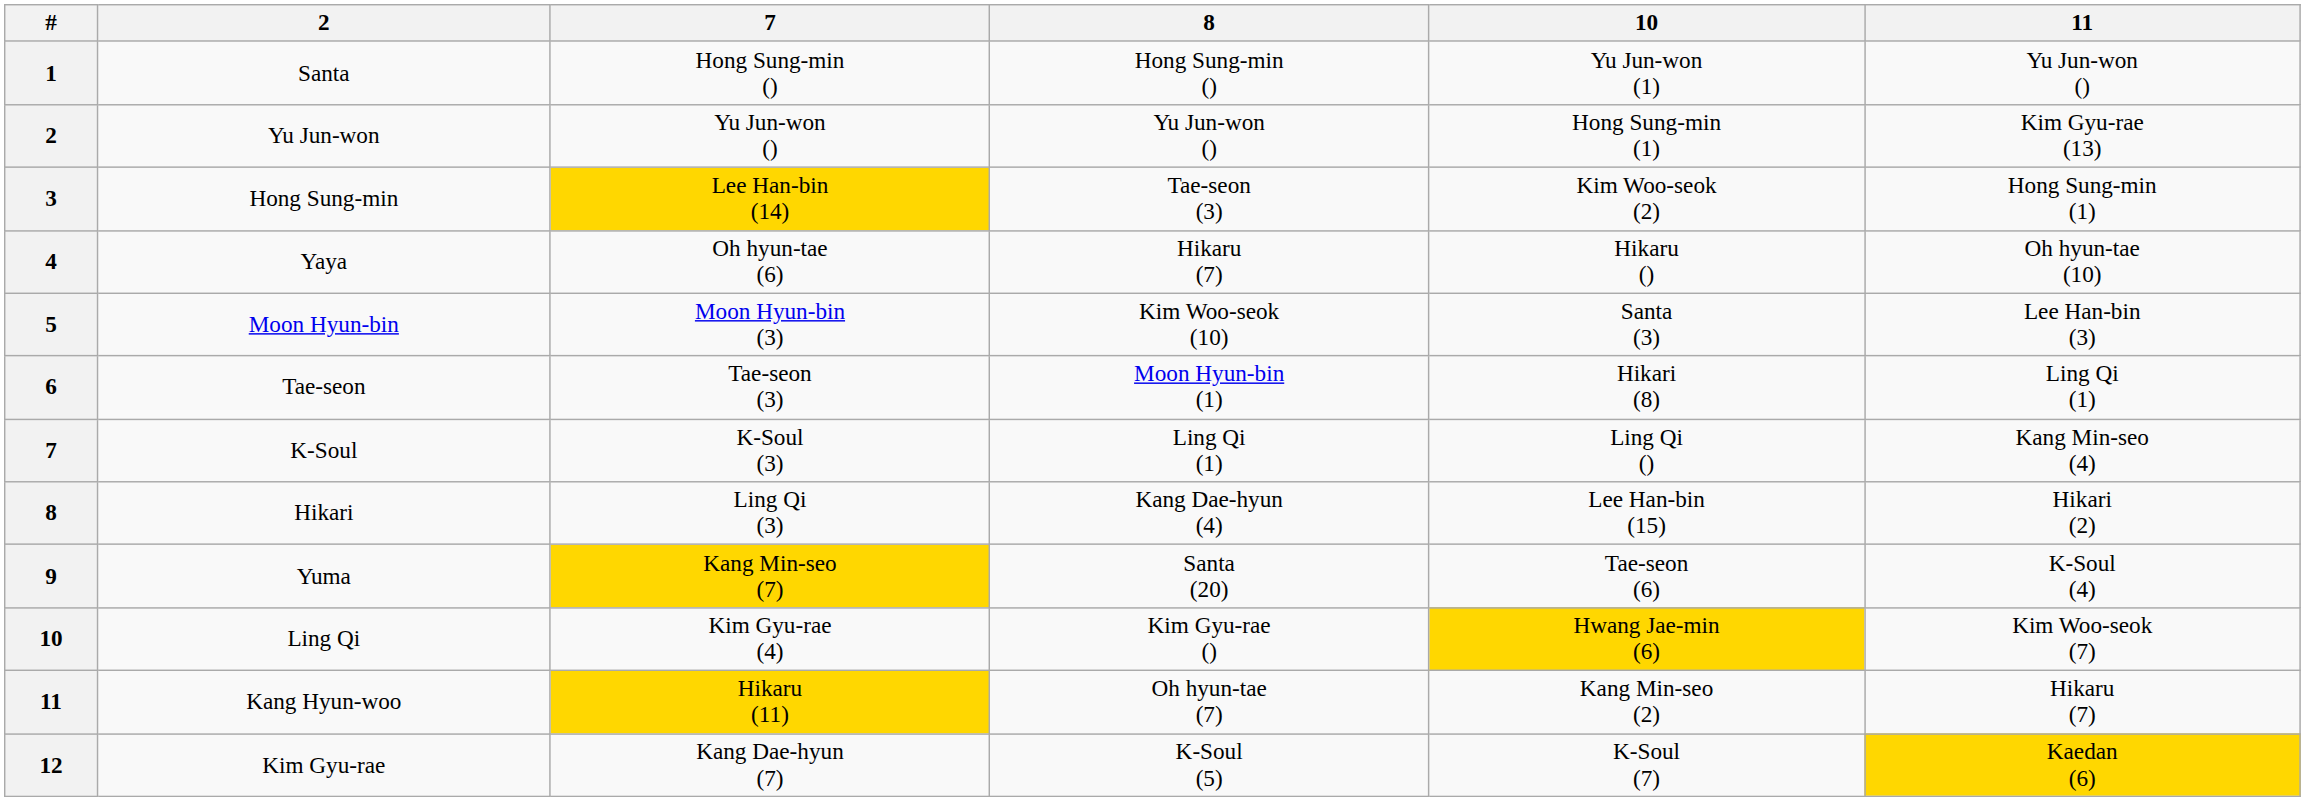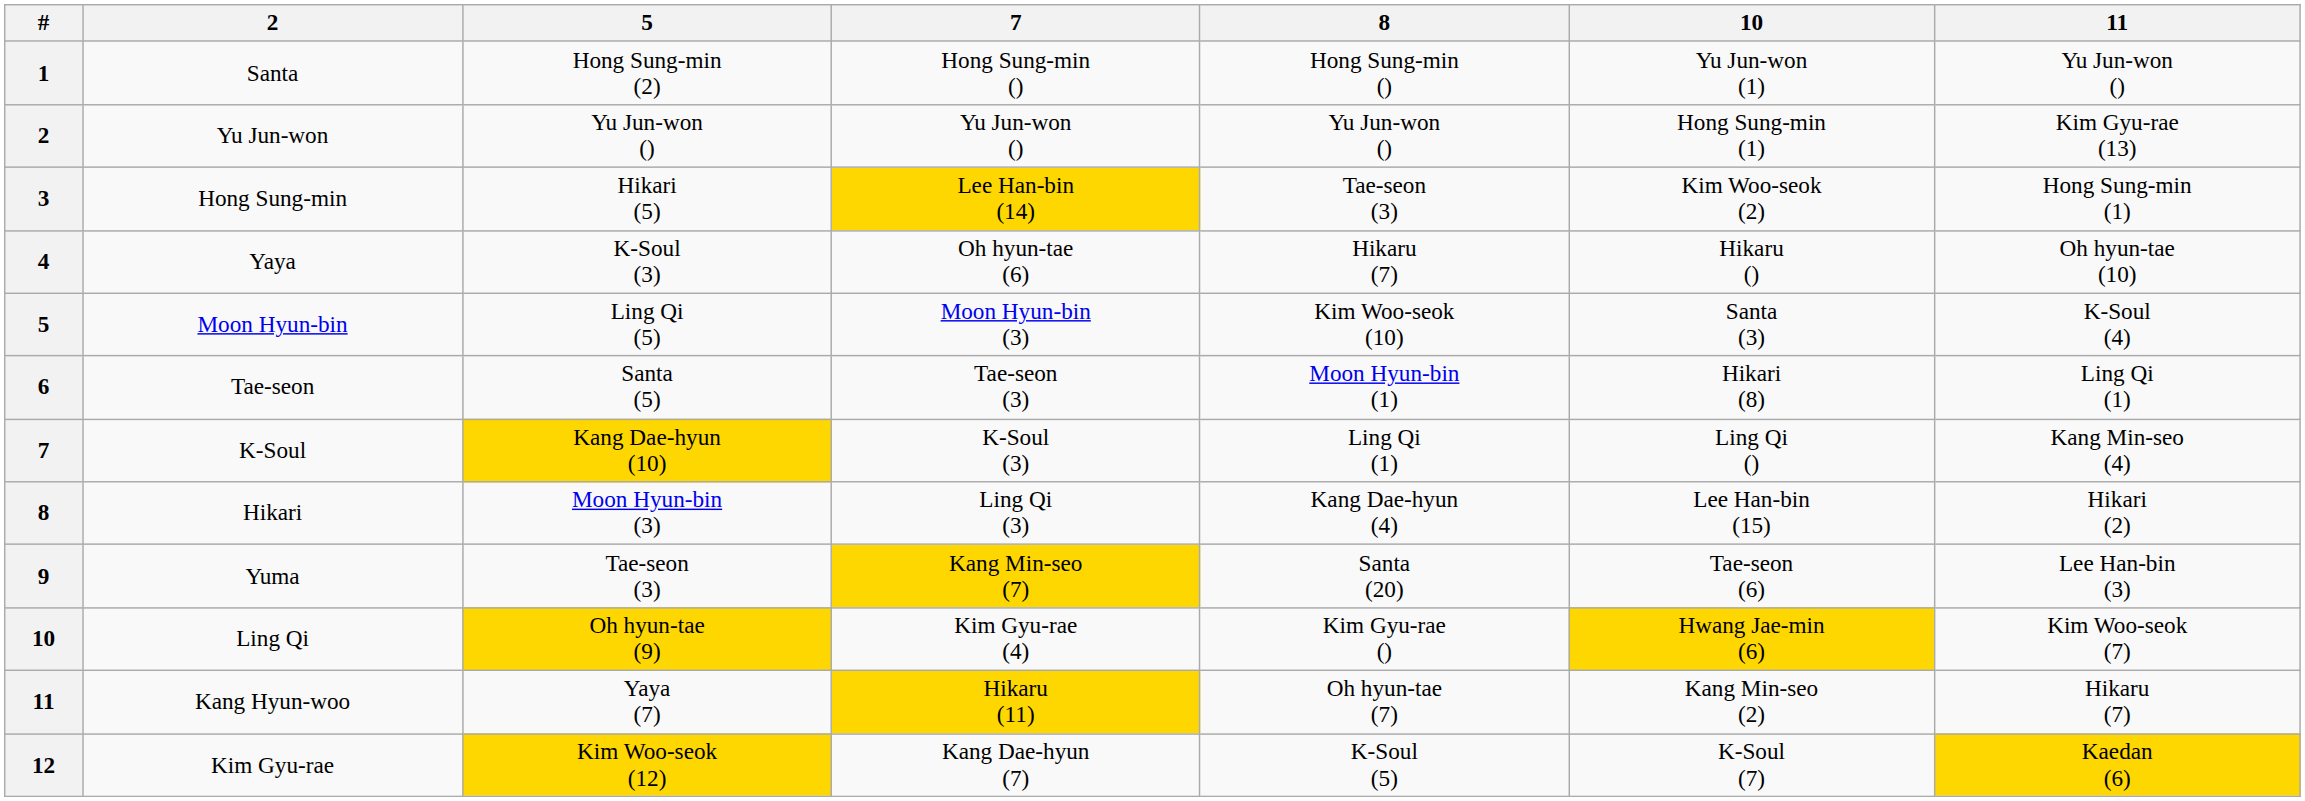+ column: (647, 22)
(2082, 324) Lee Han-bin (3) -> (2117, 324) K-Soul (4)
(2082, 575) K-Soul (4) -> (2117, 575) Lee Han-bin (3)
